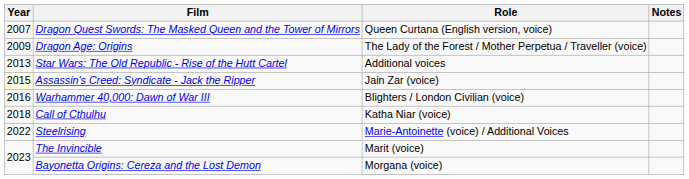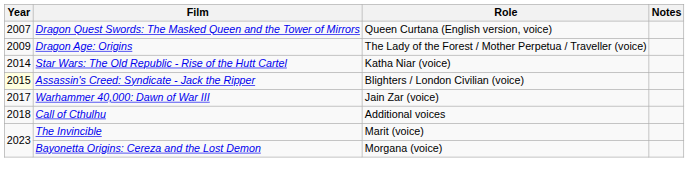(19, 64) 2013 -> (19, 64) 2014
(405, 64) Additional voices -> (408, 64) Katha Niar (voice)
(402, 81) Jain Zar (voice) -> (444, 81) Blighters / London Civilian (voice)
(19, 98) 2016 -> (19, 98) 2017
(444, 98) Blighters / London Civilian (voice) -> (402, 98) Jain Zar (voice)
(408, 115) Katha Niar (voice) -> (405, 115) Additional voices
- row: (61, 132)
